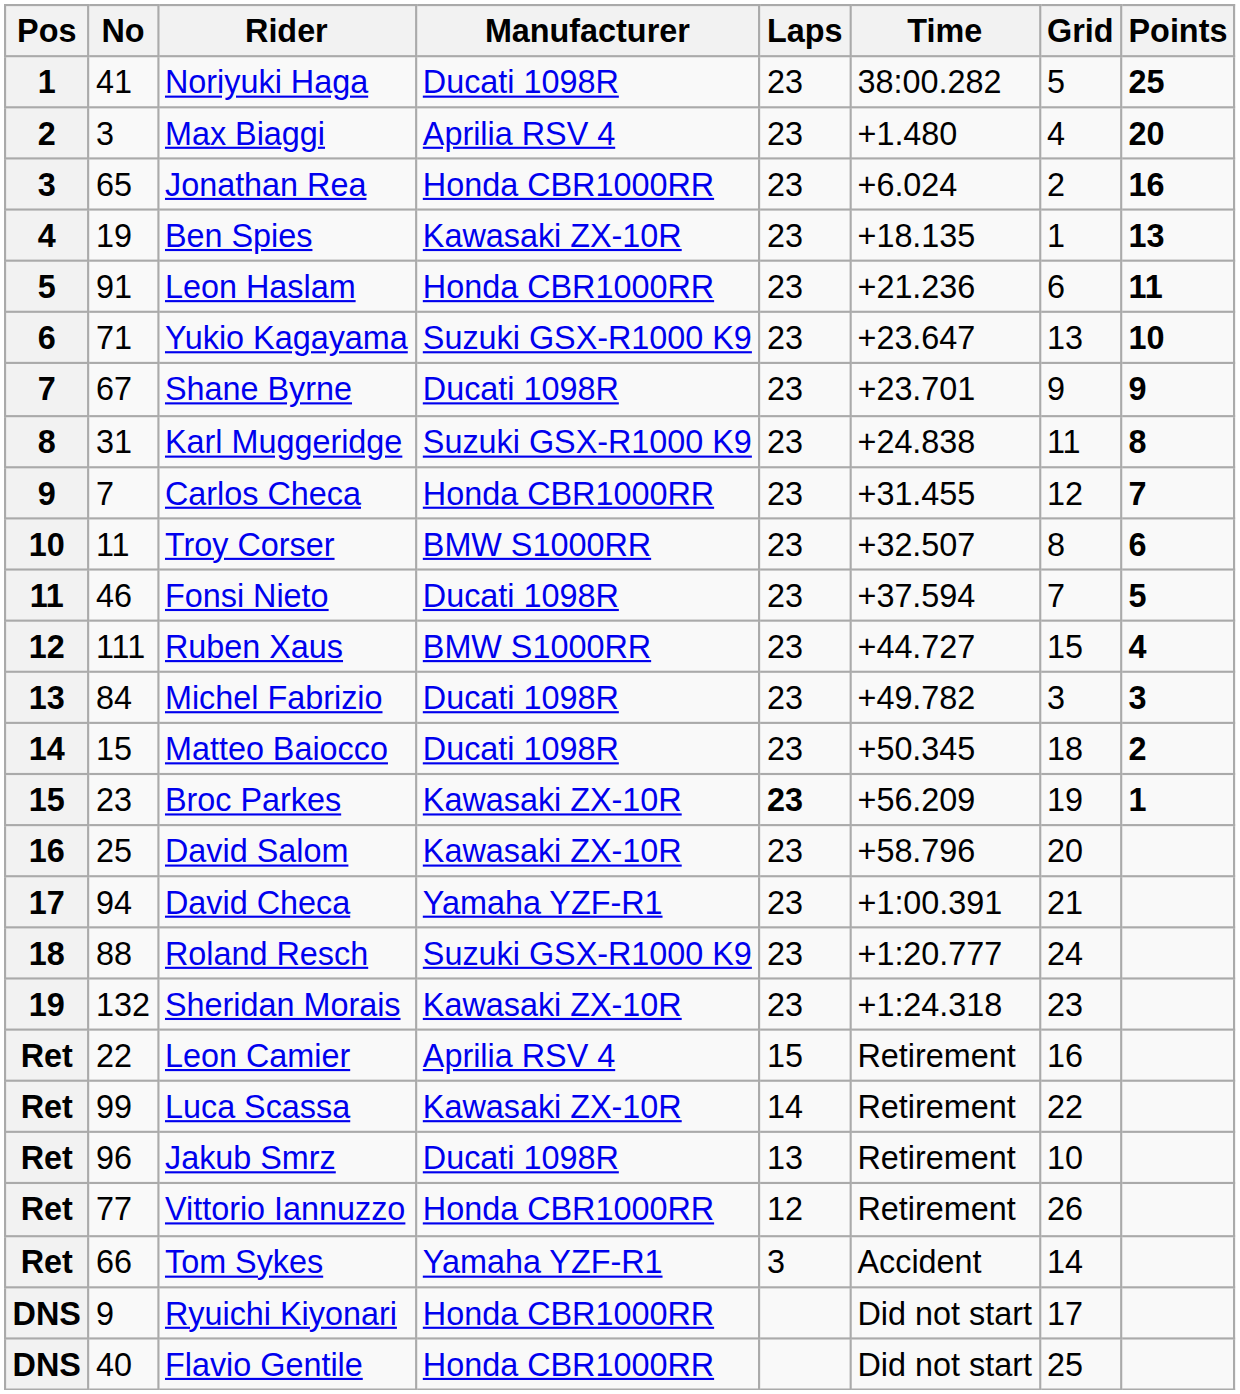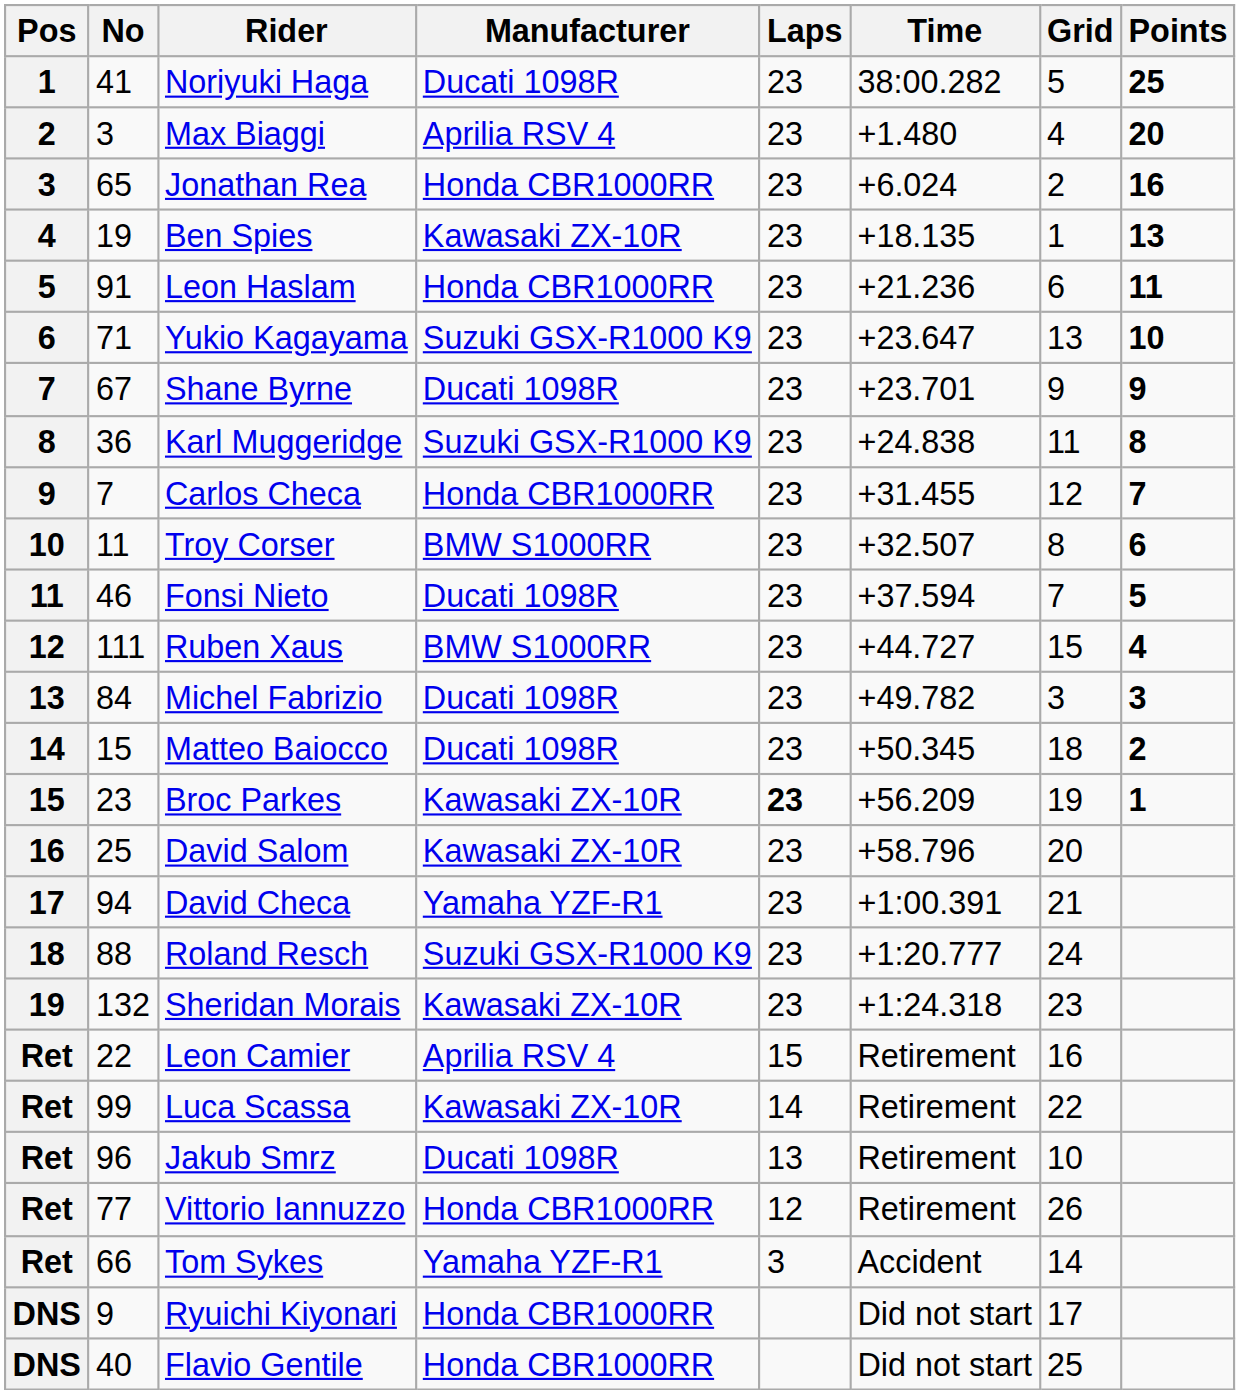(114, 441) 31 -> (114, 441) 36
